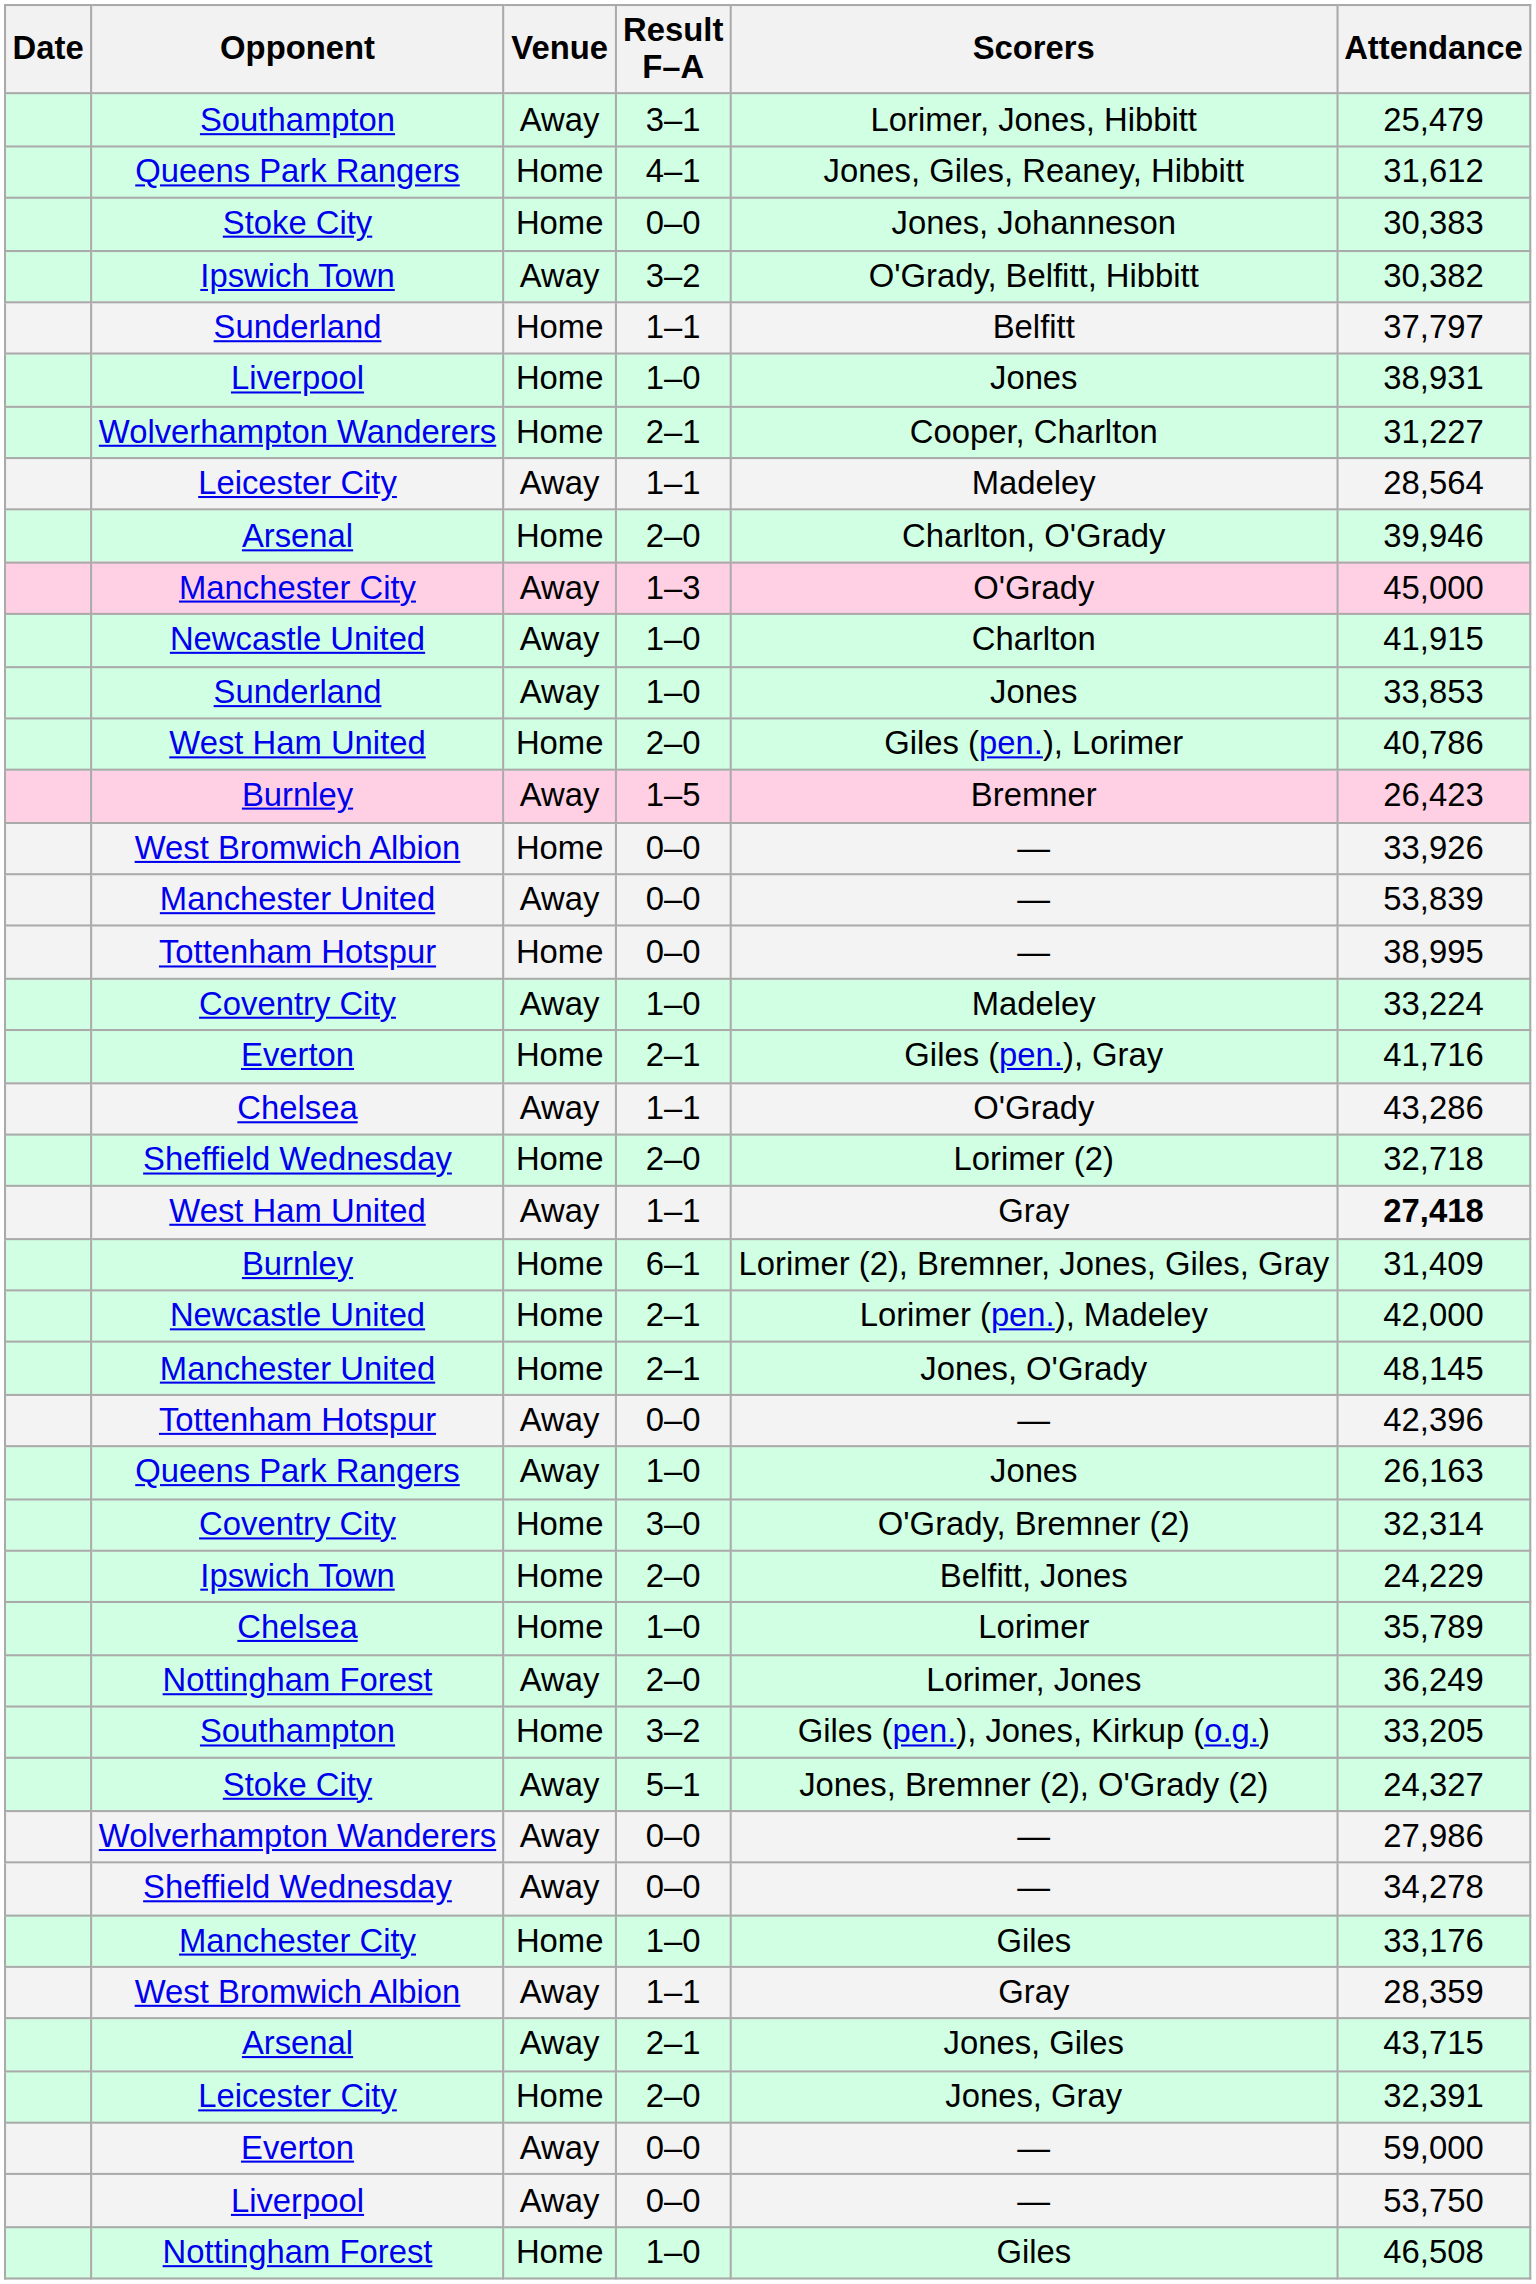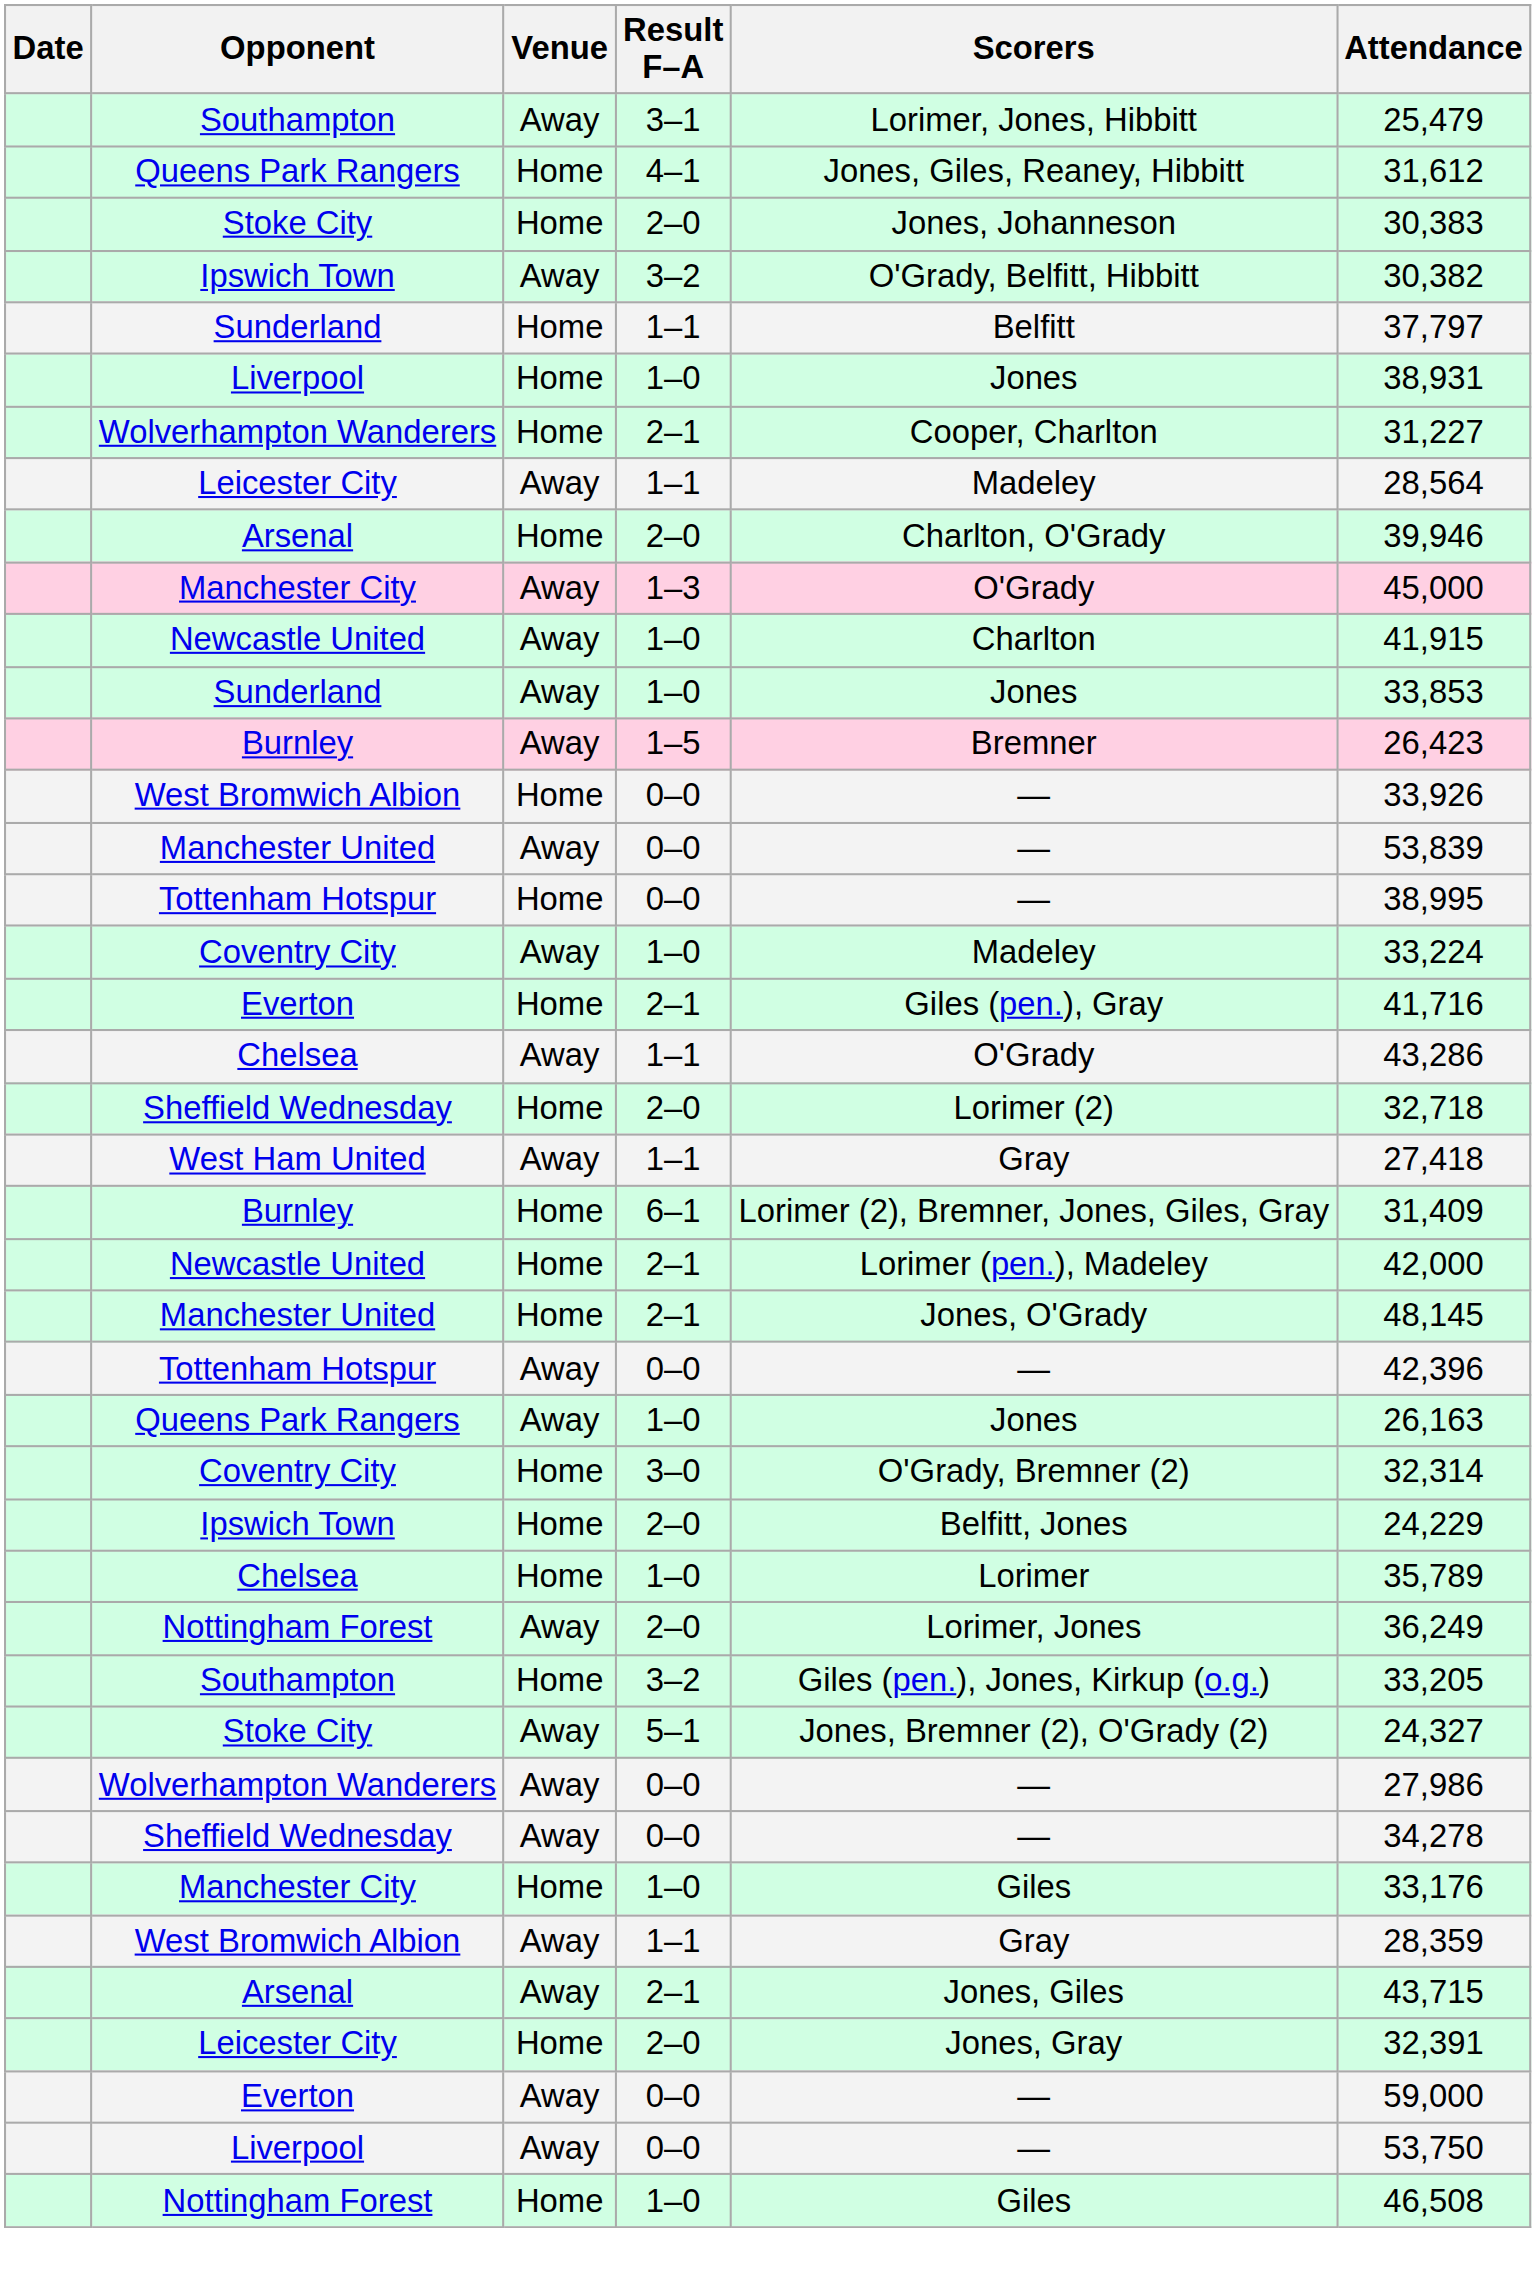(673, 223) 0–0 -> (673, 223) 2–0
- row: (298, 743)
(1433, 1211) bold -> (1433, 1159) normal
